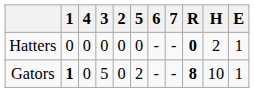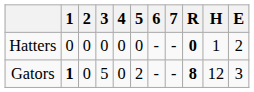columns swapped: (122, 18) <-> (87, 18)
(216, 46) 2 -> (216, 46) 1
(239, 46) 1 -> (239, 46) 2
(216, 73) 10 -> (216, 73) 12
(239, 73) 1 -> (239, 73) 3
